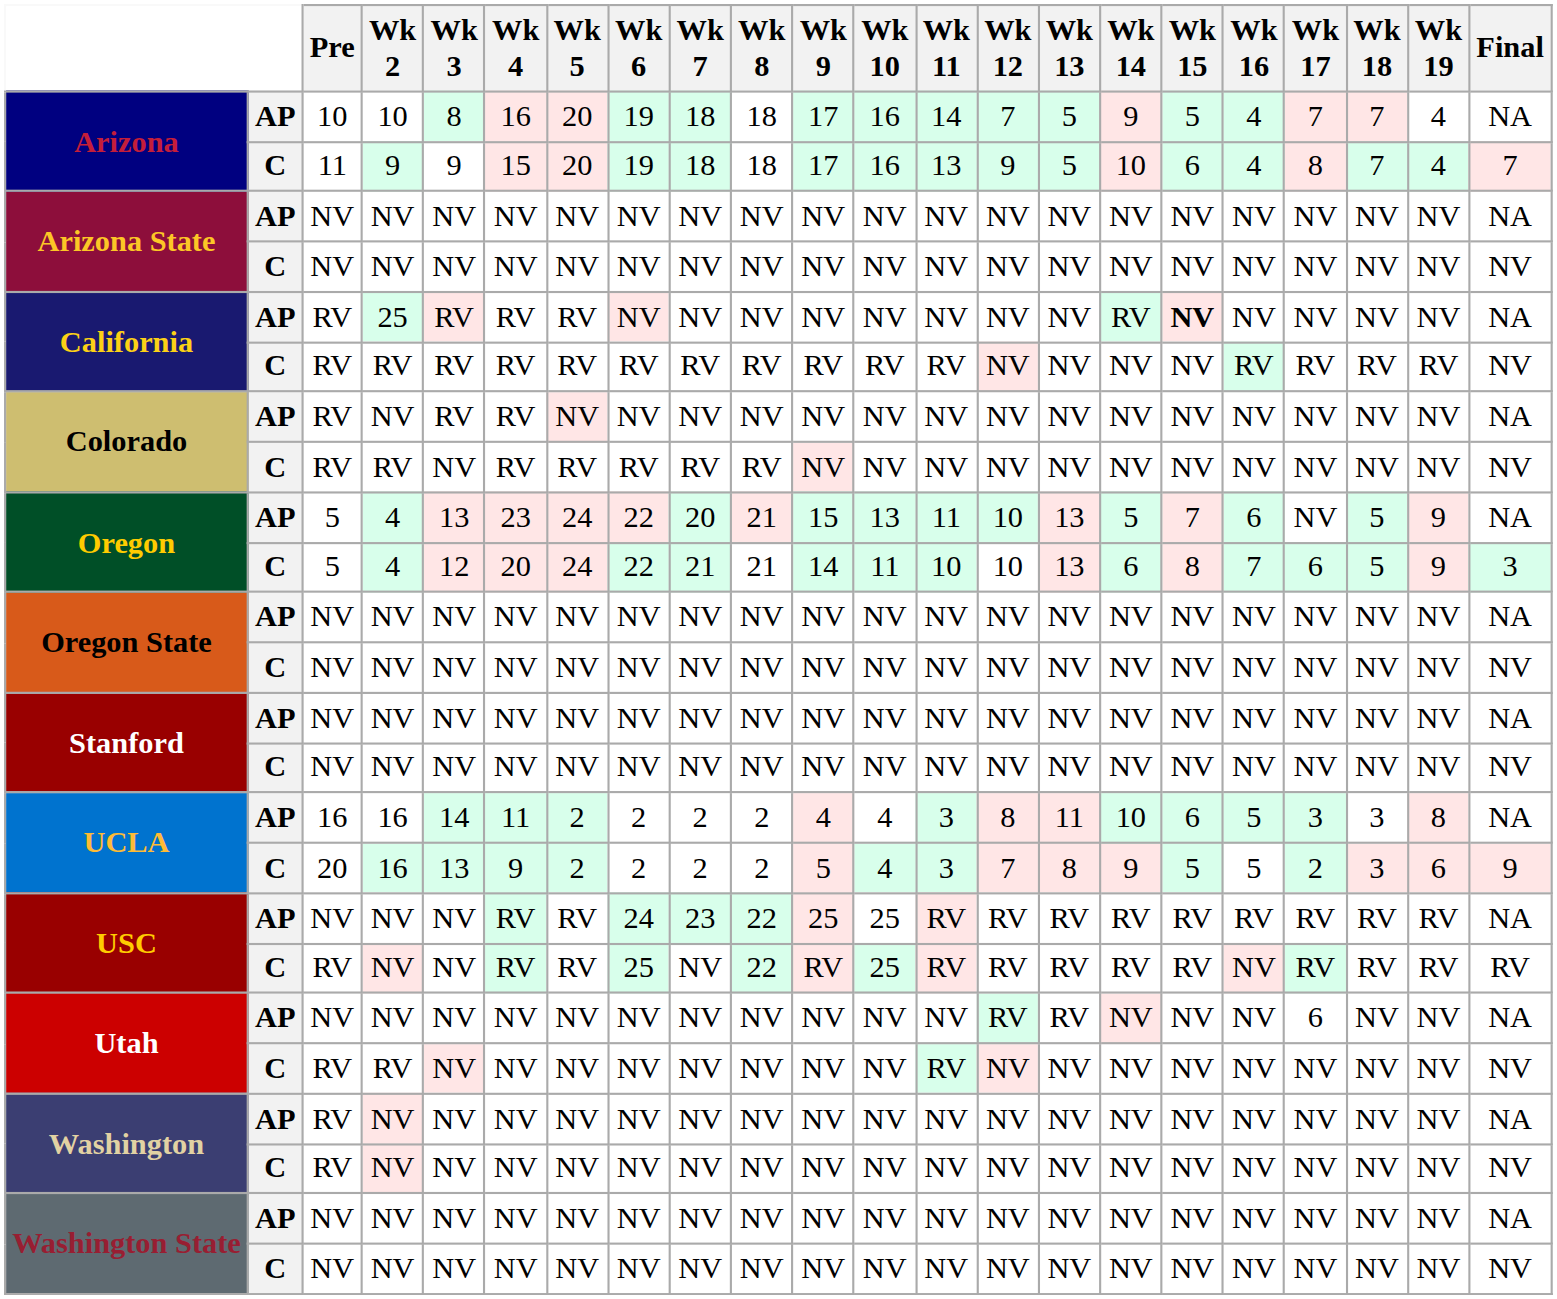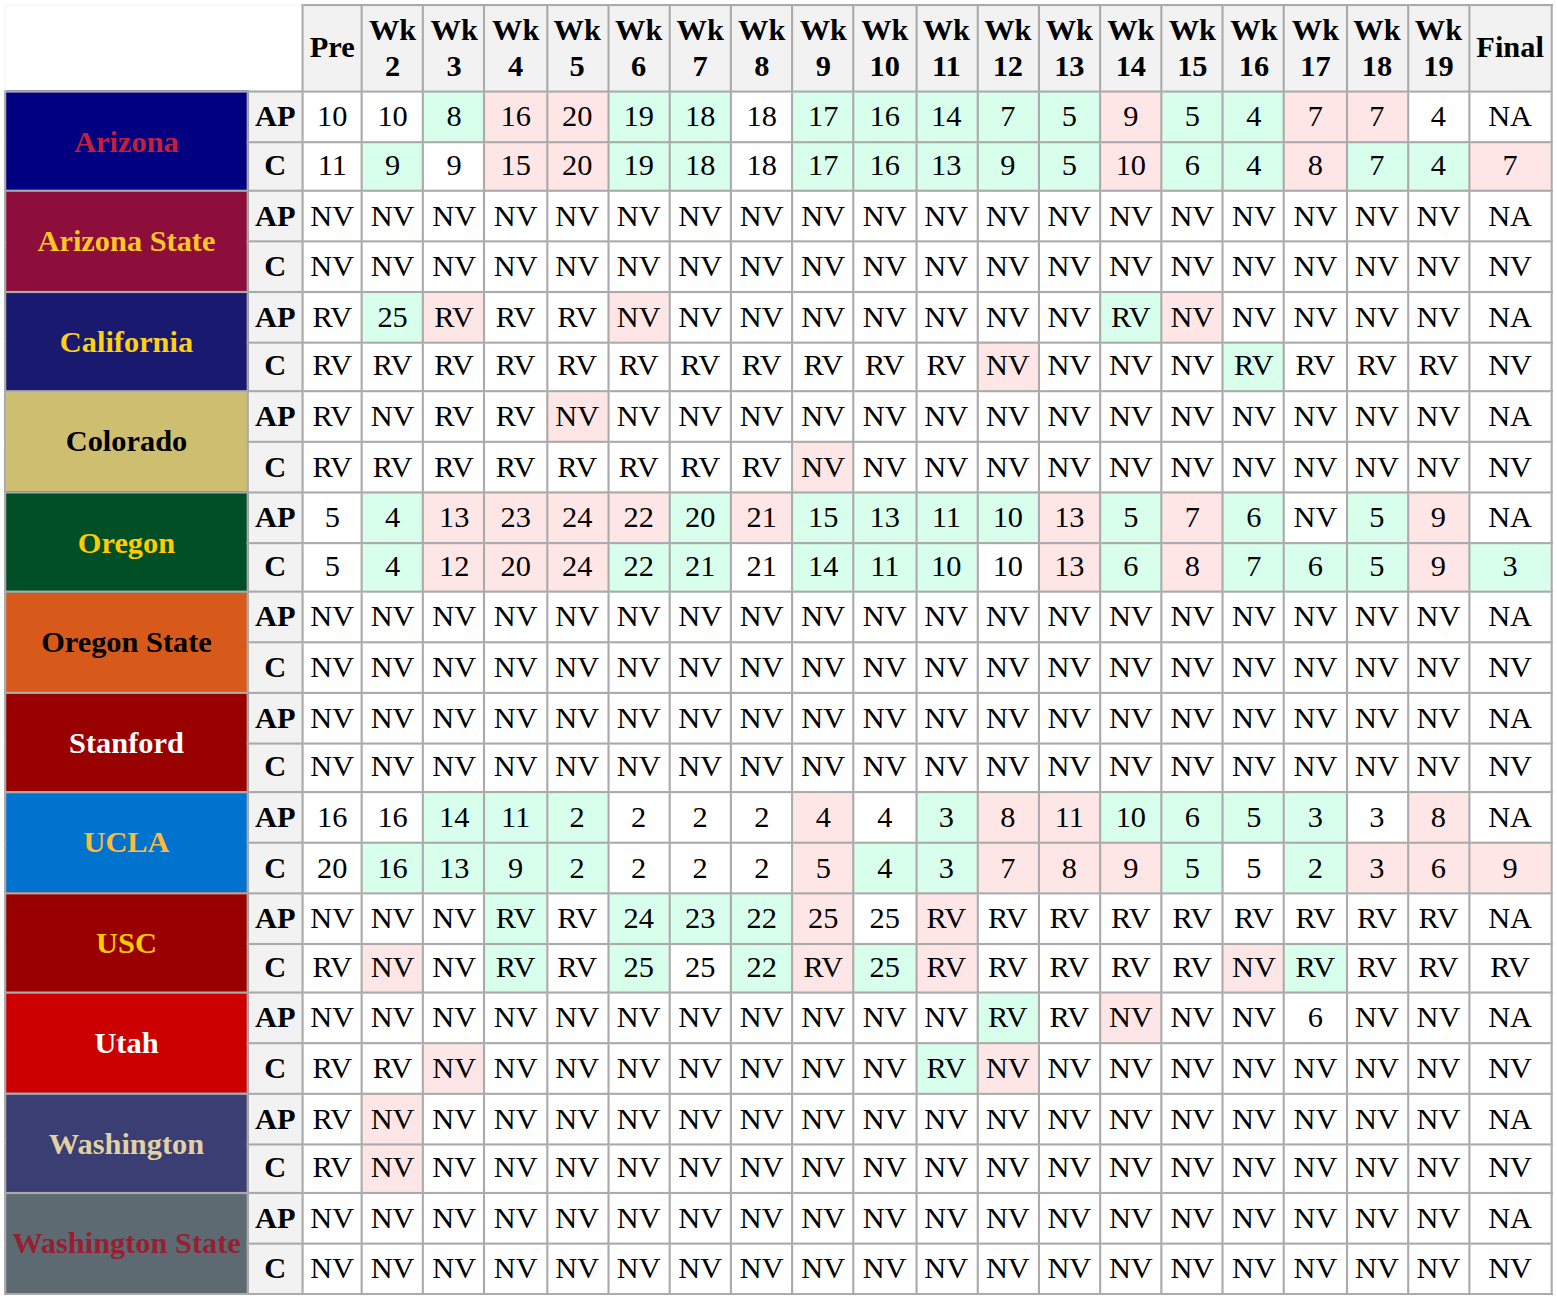(1192, 316) bold -> (1192, 316) normal
(454, 466) NV -> (454, 466) RV
(700, 967) NV -> (700, 967) 25
